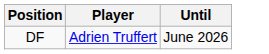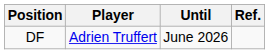+ column: (248, 15)
